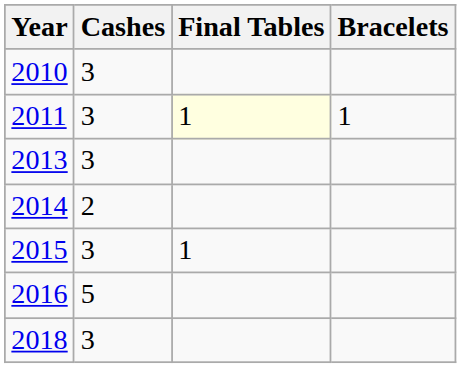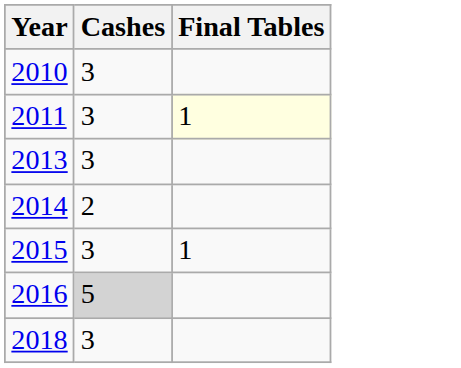- column: (393, 26)
(88, 294) no background -> (88, 294) lightgrey background
